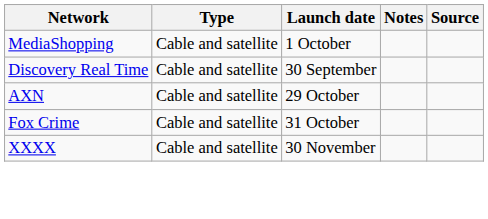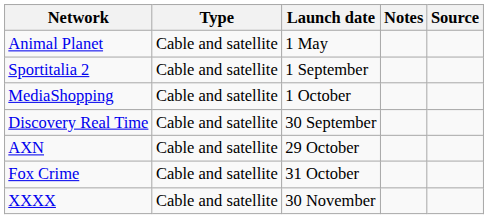+ row: (56, 43)
+ row: (49, 69)
